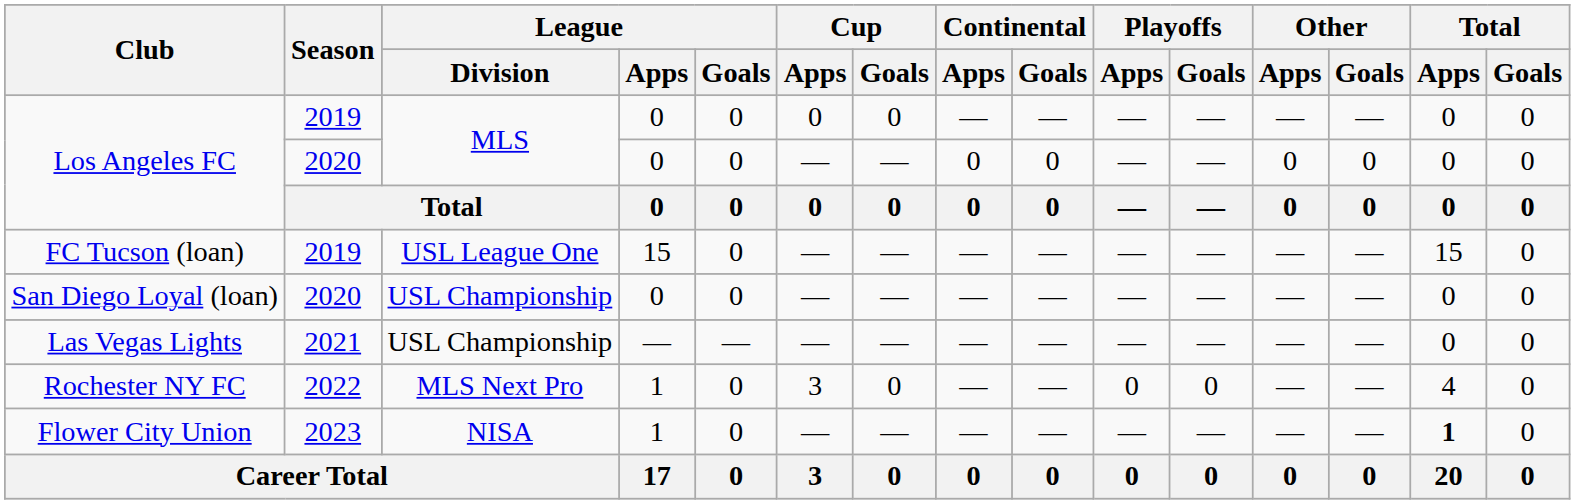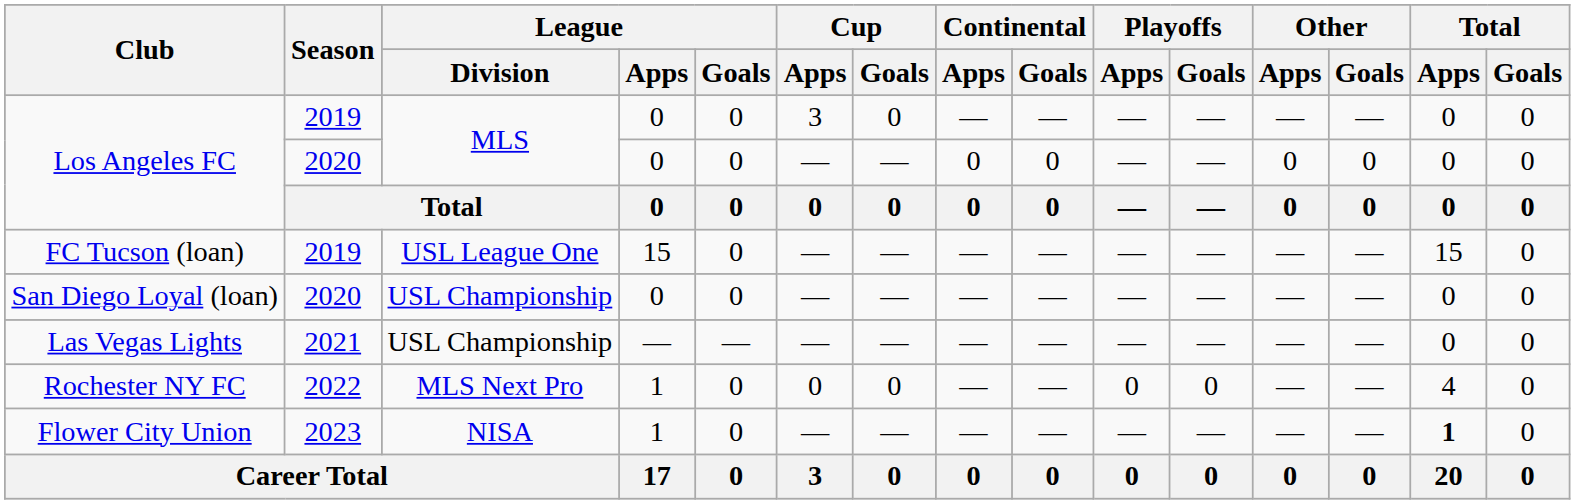(815, 116) 0 -> (815, 116) 3
(815, 386) 3 -> (815, 386) 0
